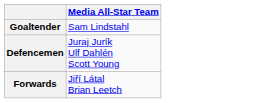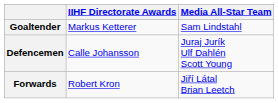+ column: (122, 12)
